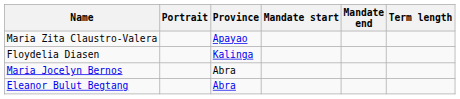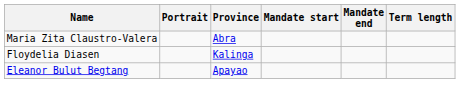(230, 39) Apayao -> (224, 39) Abra
- row: (65, 70)
(224, 86) Abra -> (230, 70) Apayao
